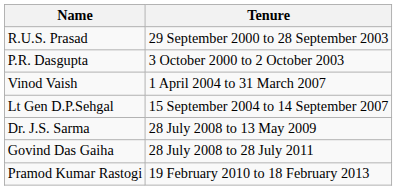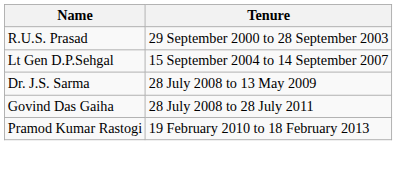- row: (48, 60)
- row: (43, 83)
